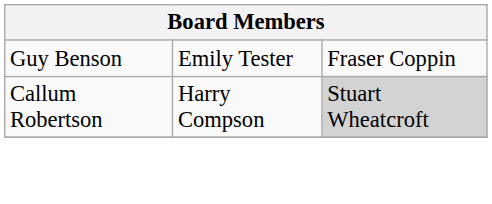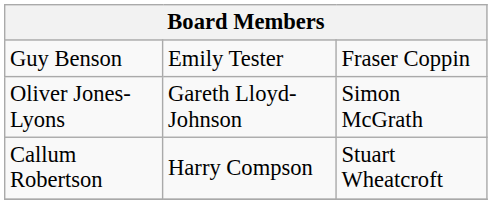+ row: (70, 106)
(378, 106) lightgrey background -> (392, 167) no background
